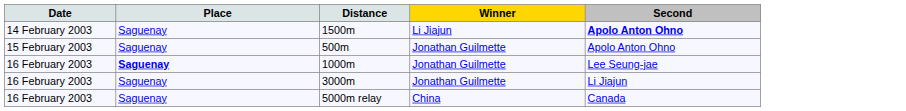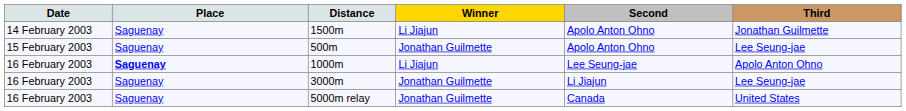+ column: (817, 13)
(635, 30) bold -> (611, 30) normal
(459, 64) Jonathan Guilmette -> (418, 64) Li Jiajun
(426, 98) China -> (445, 98) Jonathan Guilmette
